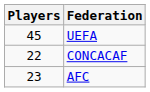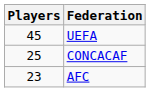(34, 56) 22 -> (34, 56) 25
